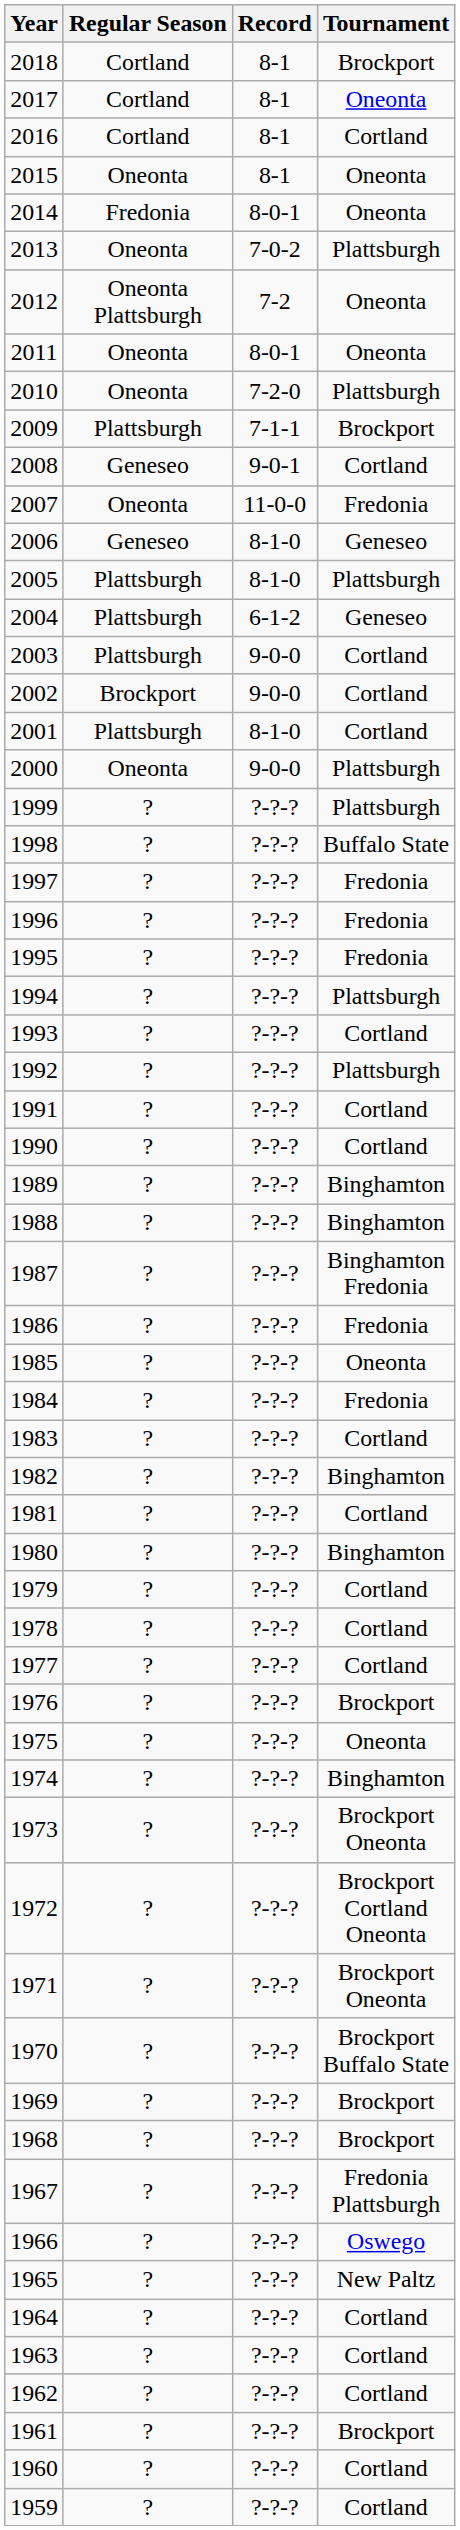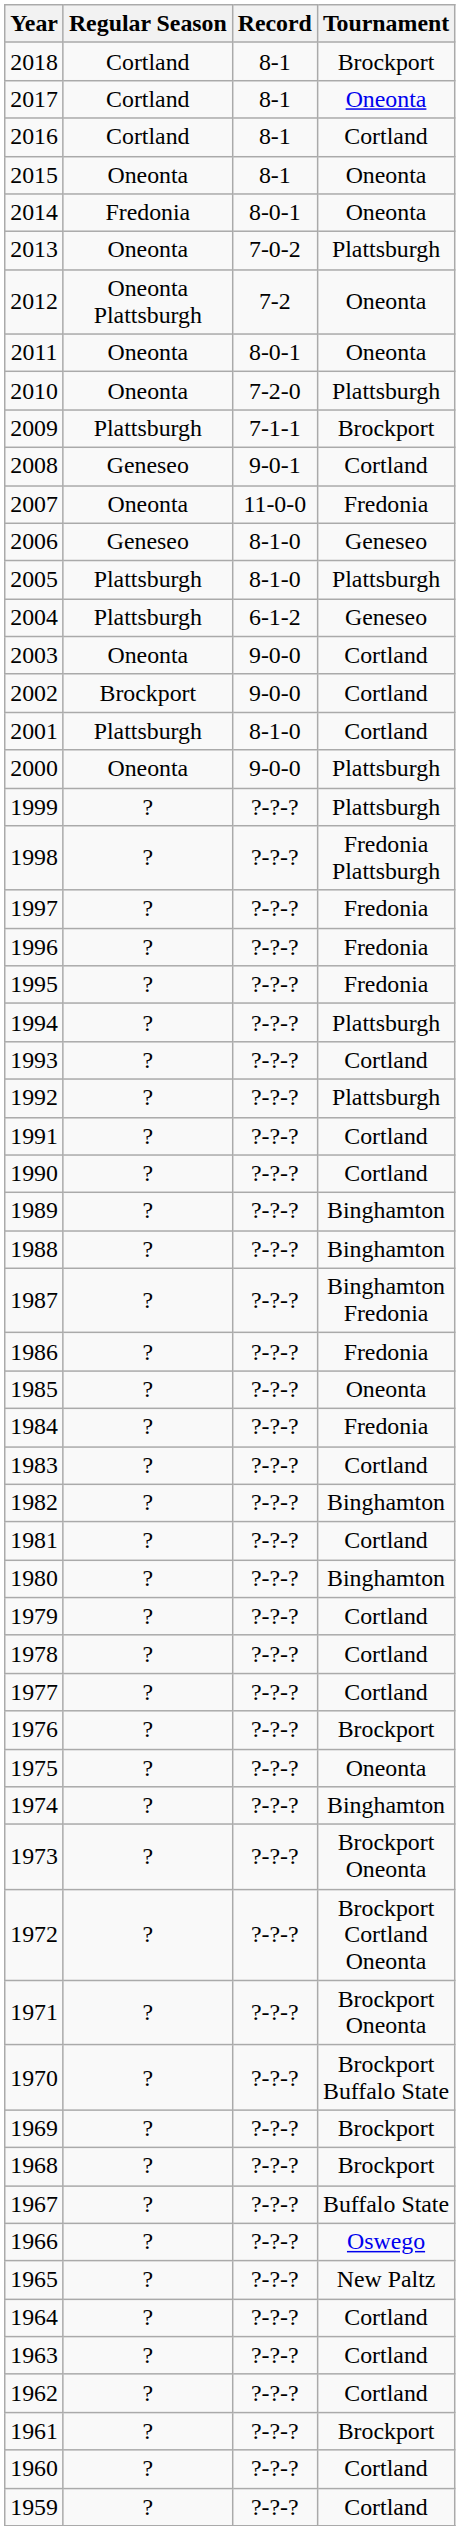(148, 655) Plattsburgh -> (148, 655) Oneonta
(386, 844) Buffalo State -> (386, 857) Fredonia Plattsburgh
(386, 2190) Fredonia Plattsburgh -> (386, 2204) Buffalo State
